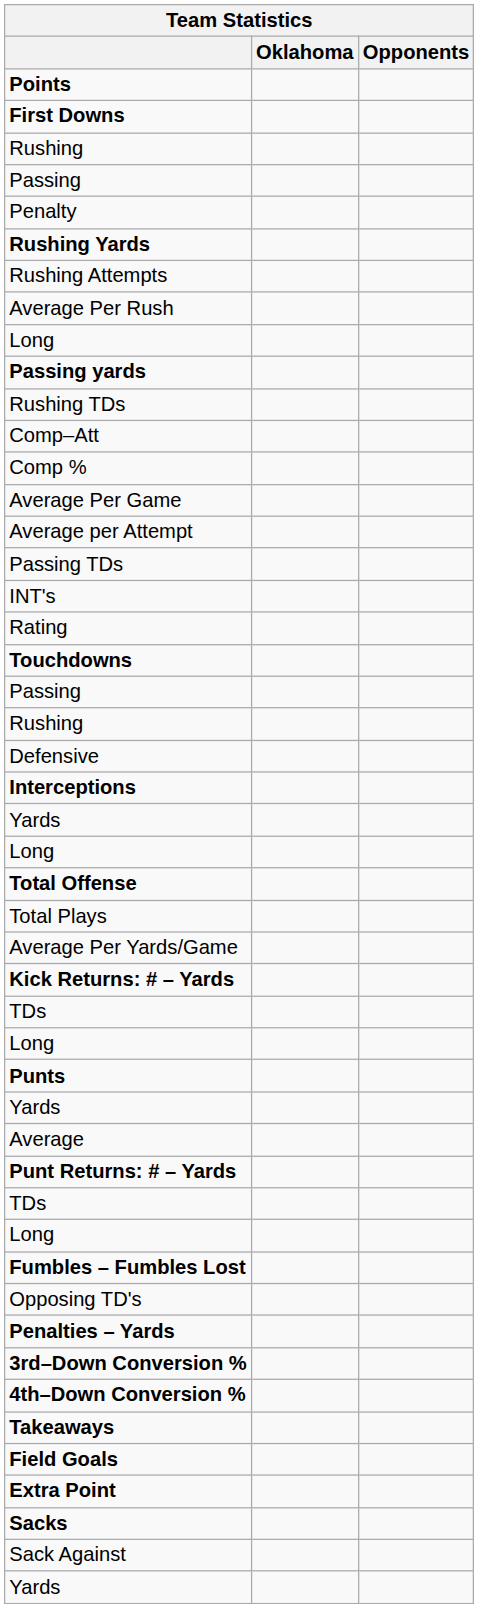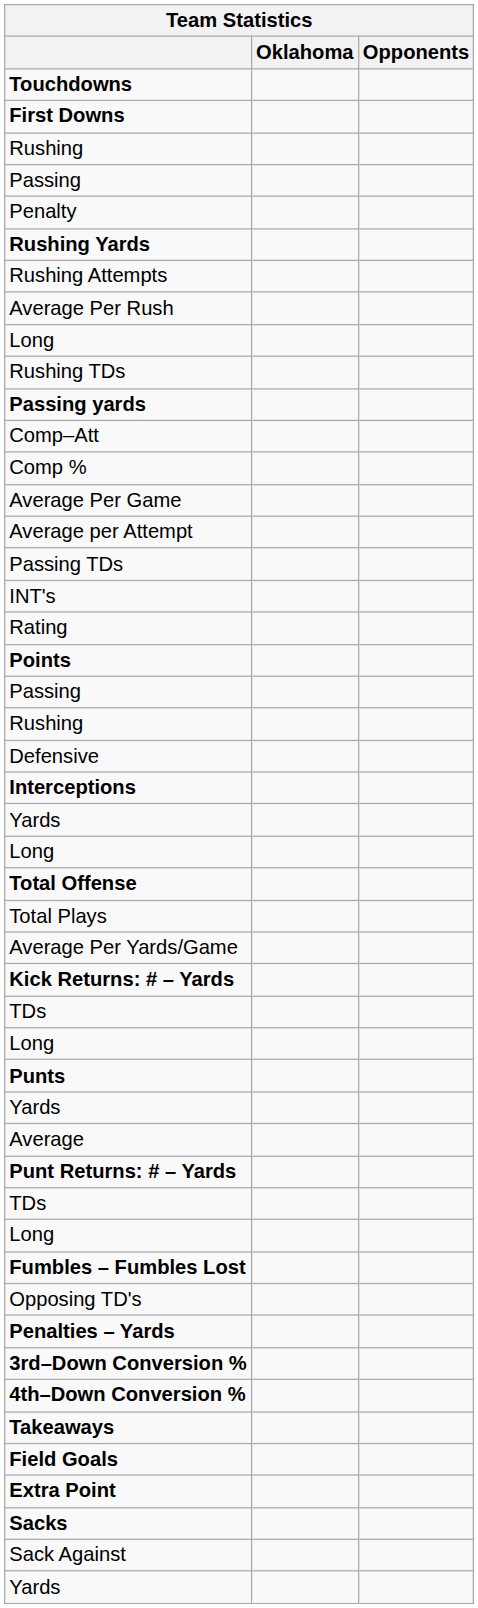rows swapped: (40, 84) <-> (71, 659)
rows swapped: (67, 404) <-> (78, 372)
